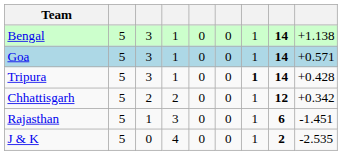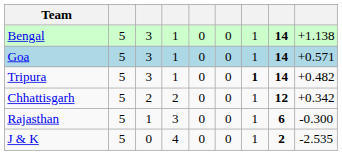(316, 77) +0.428 -> (316, 77) +0.482
(316, 118) -1.451 -> (316, 118) -0.300
